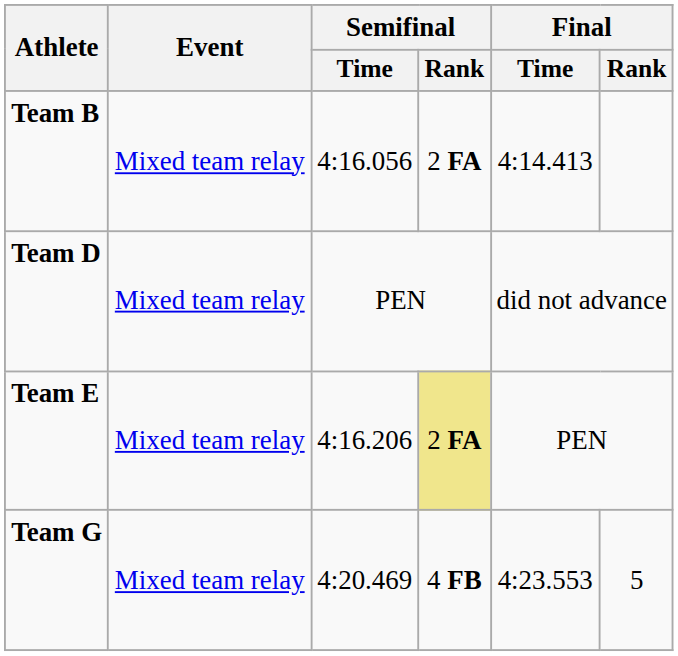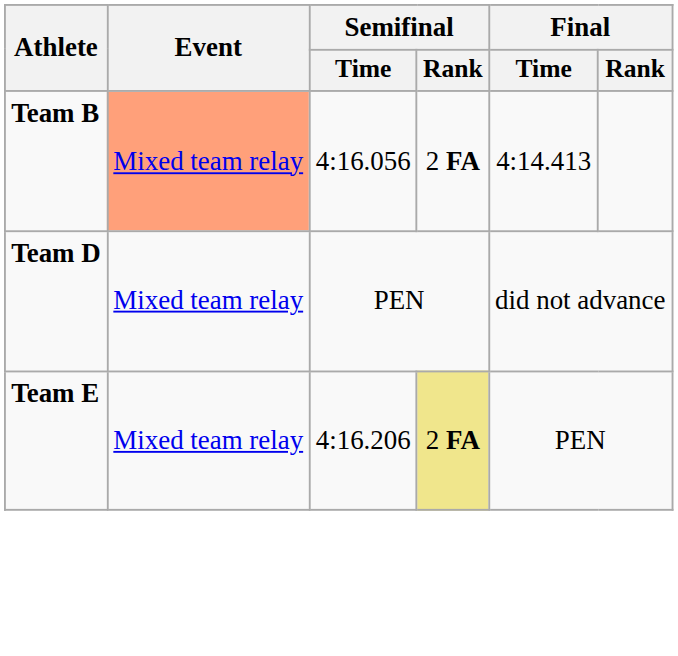(210, 161) no background -> (208, 161) lightsalmon background
- row: (57, 532)
